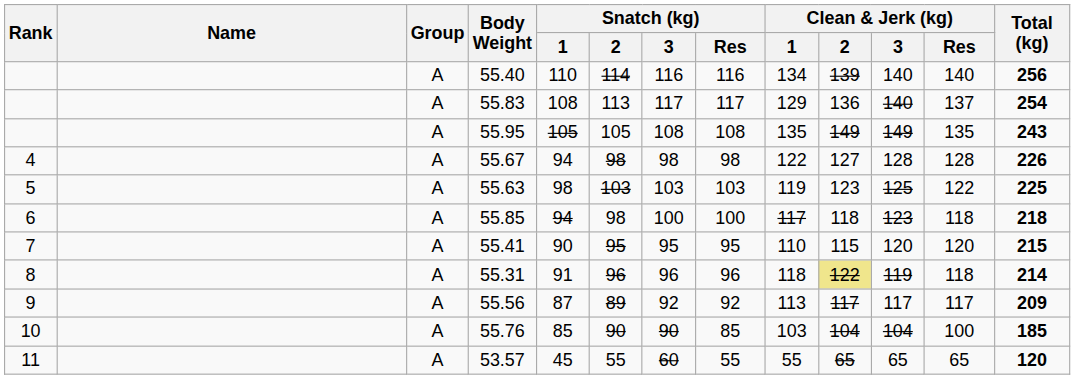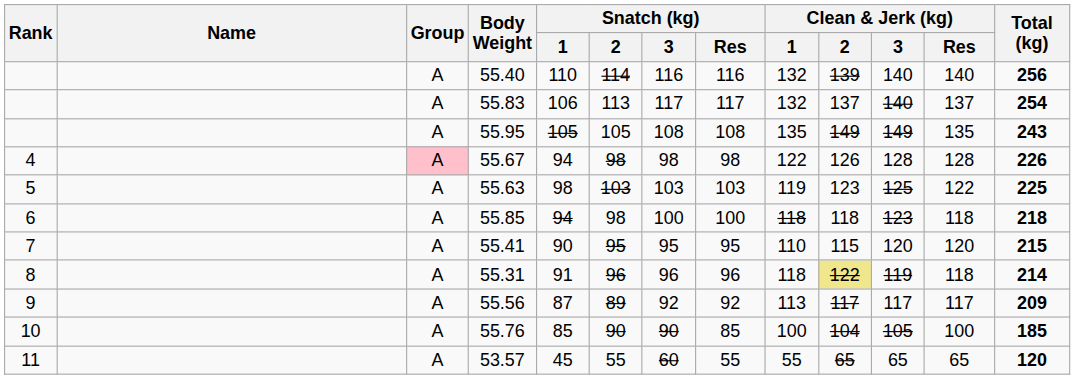(792, 75) 134 -> (792, 75) 132
(563, 103) 108 -> (563, 103) 106
(792, 103) 129 -> (792, 103) 132
(845, 103) 136 -> (845, 103) 137
(438, 160) no background -> (438, 160) pink background
(845, 160) 127 -> (845, 160) 126
(792, 217) 117 -> (792, 217) 118
(792, 331) 103 -> (792, 331) 100
(898, 331) 104 -> (898, 331) 105
